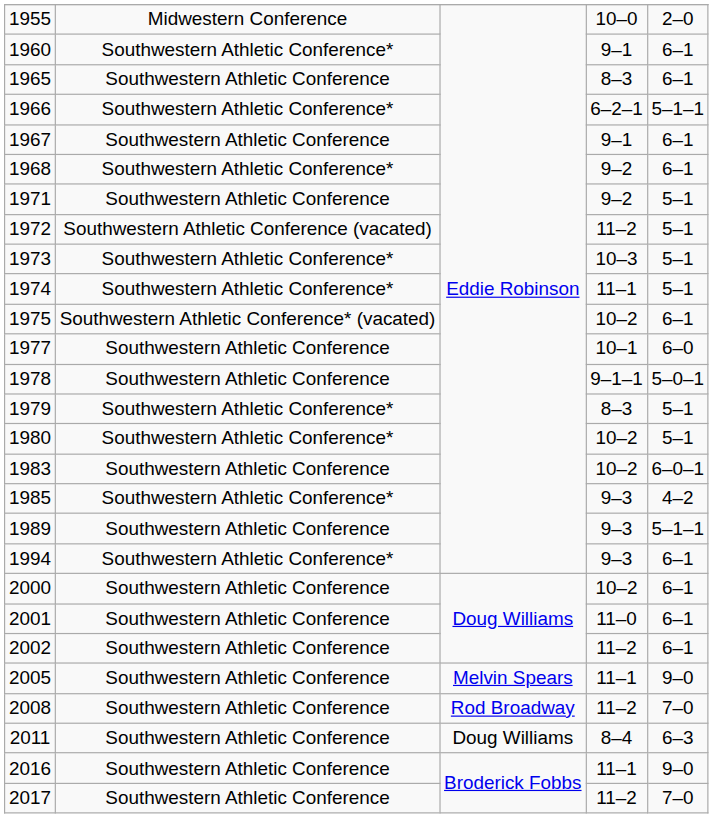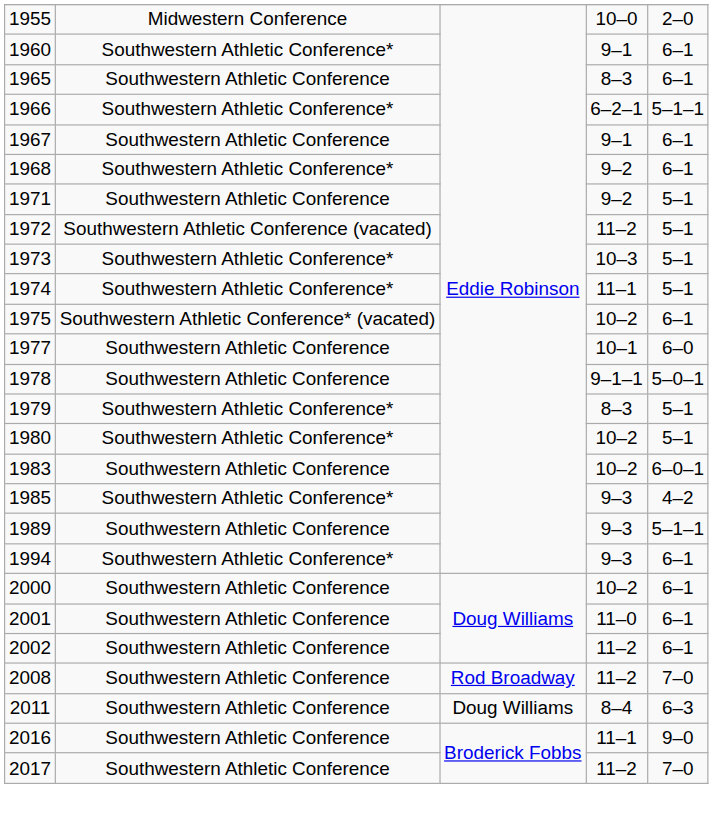- row: (30, 678)
